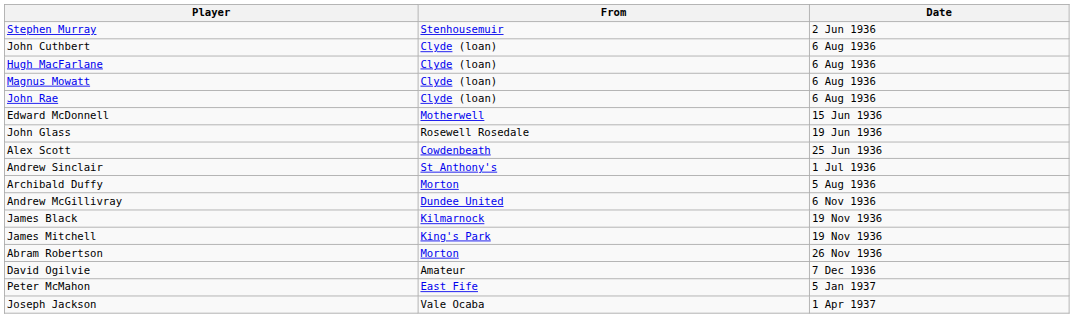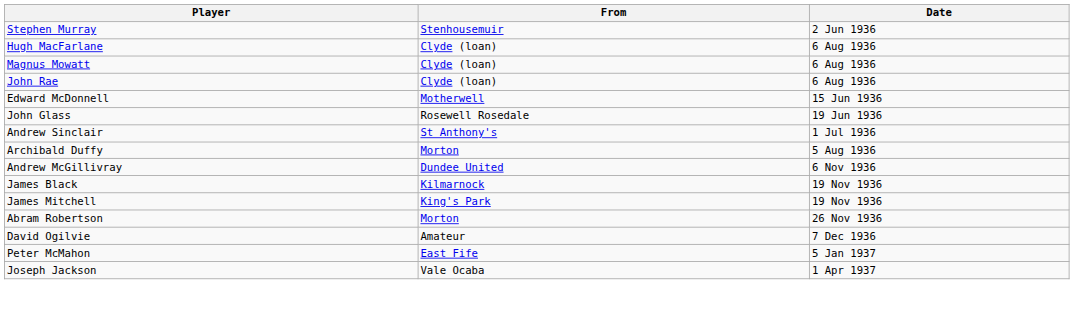- row: (49, 48)
- row: (39, 151)
